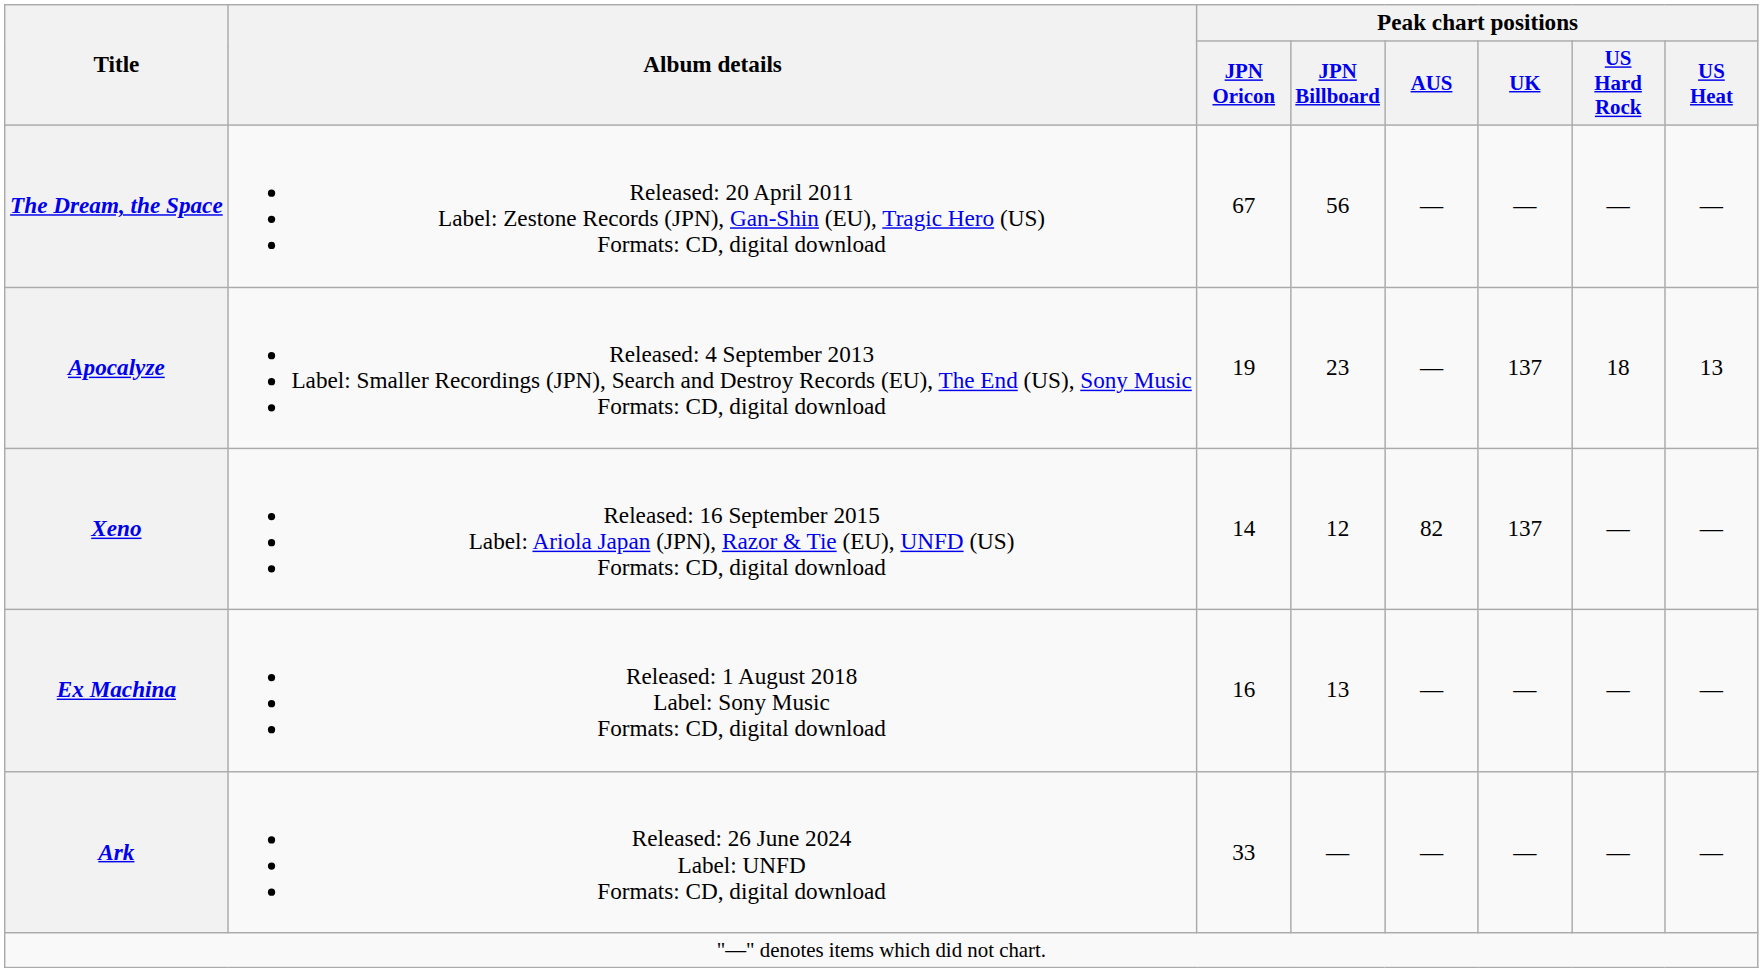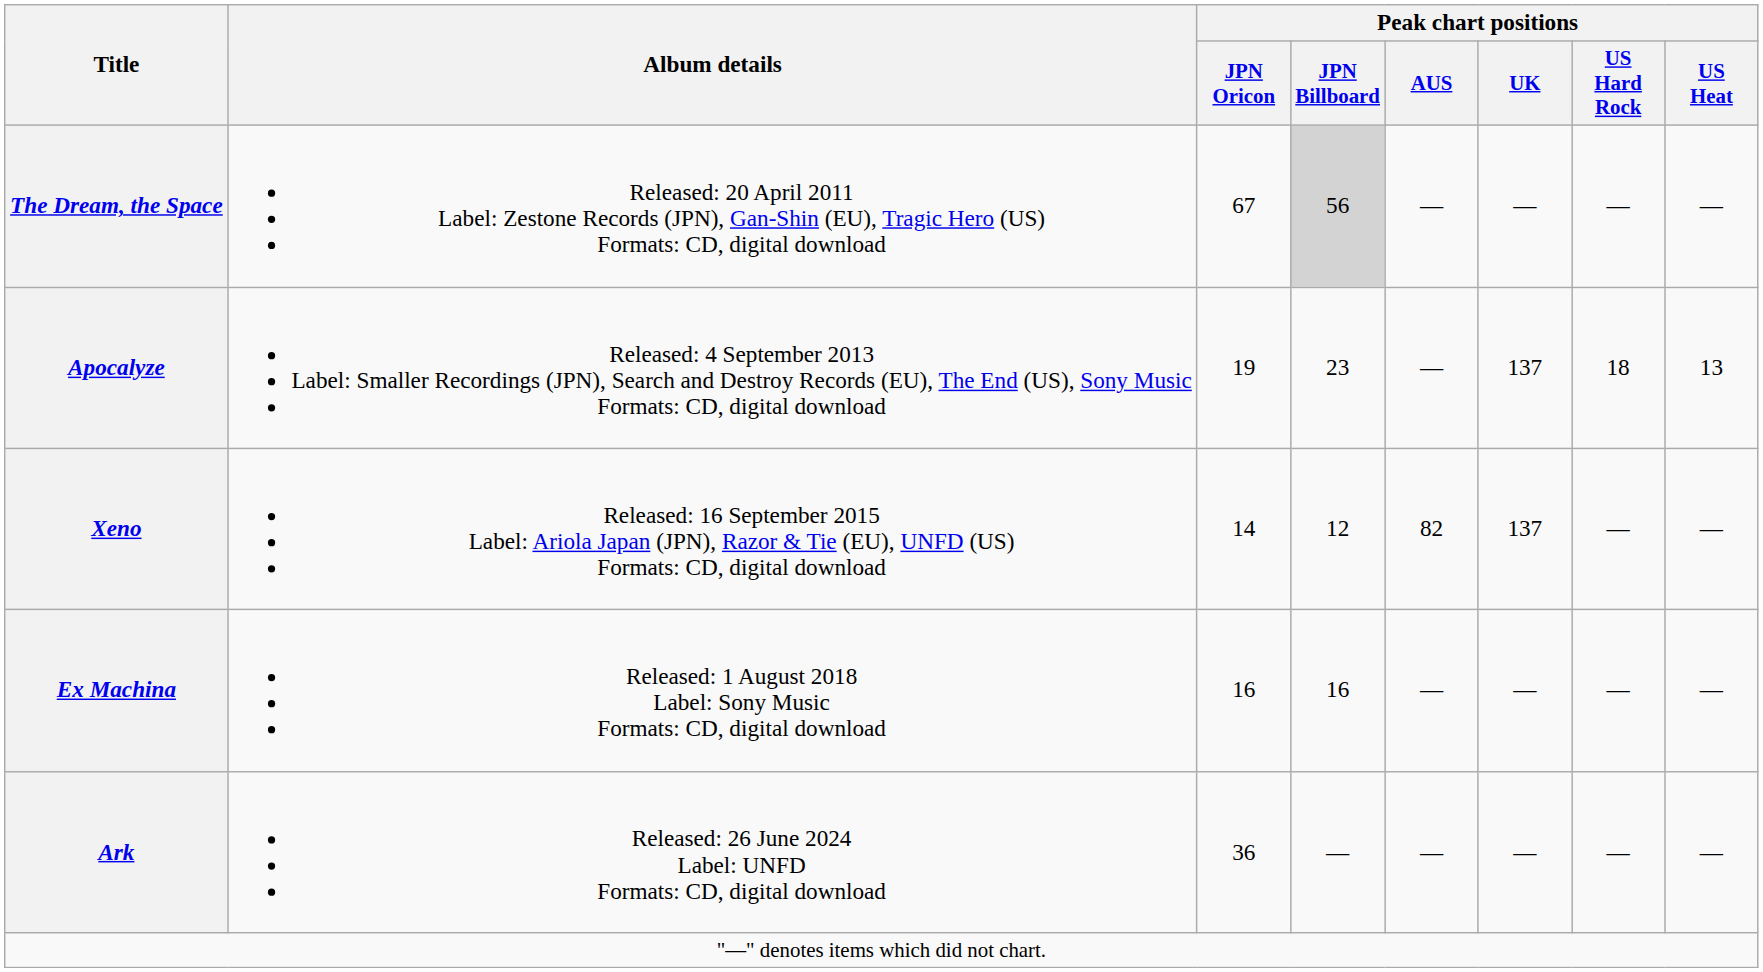(1338, 205) no background -> (1338, 205) lightgrey background
(1338, 690) 13 -> (1338, 690) 16
(1244, 851) 33 -> (1244, 851) 36
